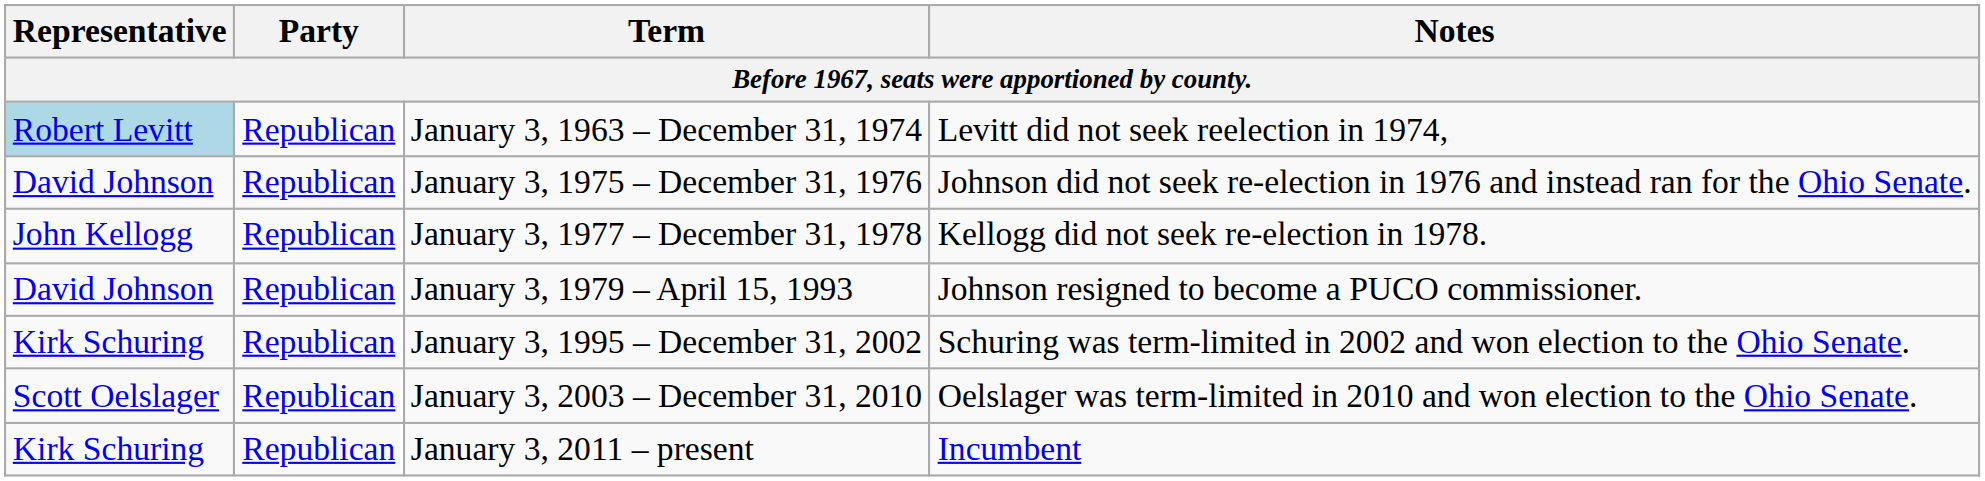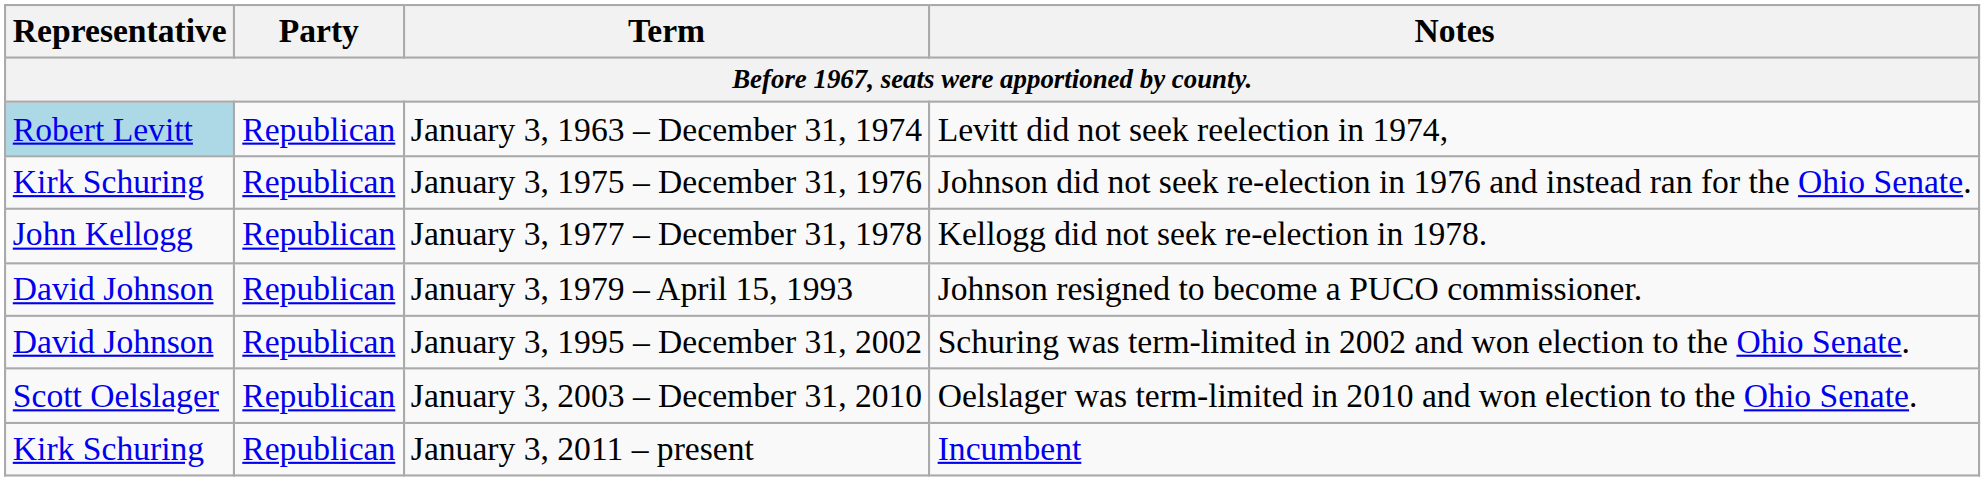(113, 182) David Johnson -> (108, 182) Kirk Schuring
(108, 341) Kirk Schuring -> (113, 341) David Johnson
